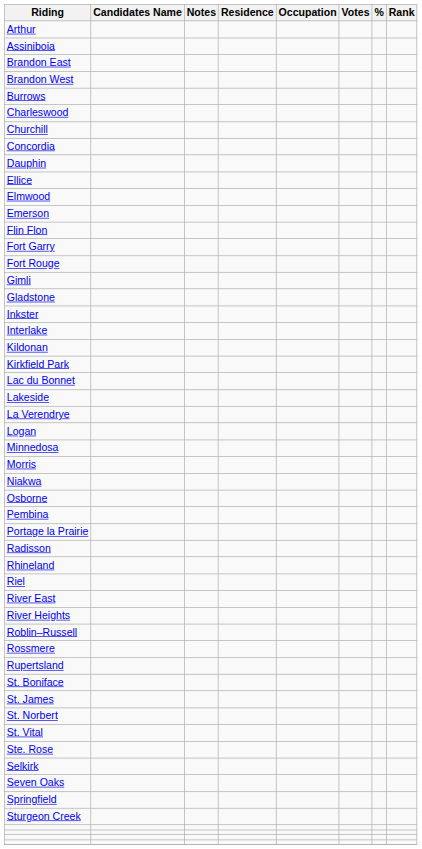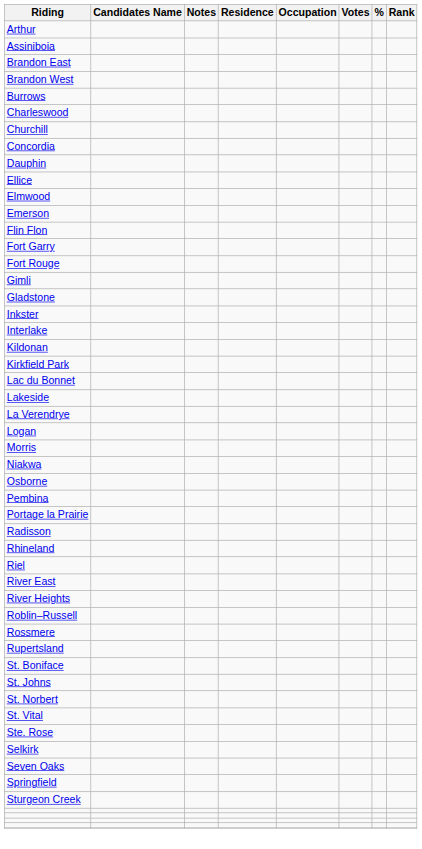- row: (33, 448)
- row: (30, 699)
+ row: (29, 682)
